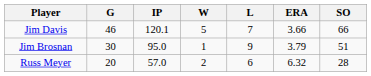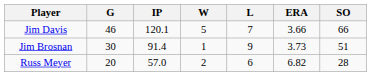(157, 46) 95.0 -> (157, 46) 91.4
(297, 46) 3.79 -> (297, 46) 3.73
(297, 63) 6.32 -> (297, 63) 6.82
